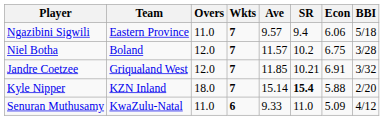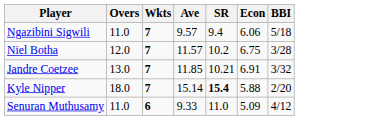- column: (149, 13)
(205, 69) 12.0 -> (120, 69) 13.0
